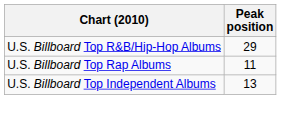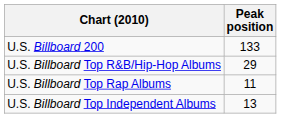+ row: (56, 46)
